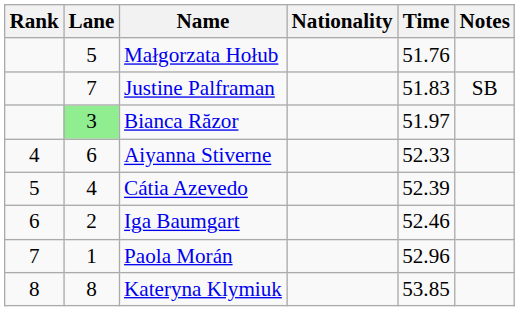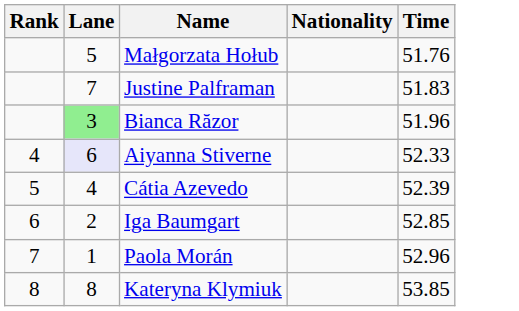- column: (485, 21)
(426, 121) 51.97 -> (426, 121) 51.96
(91, 155) no background -> (91, 155) lavender background
(426, 222) 52.46 -> (426, 222) 52.85
